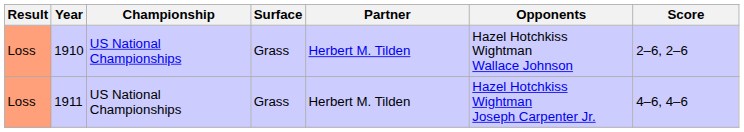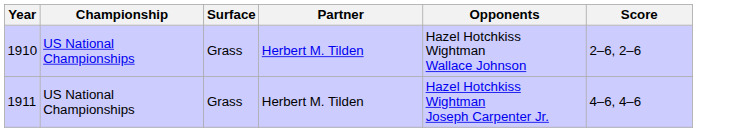- column: (28, 15)
